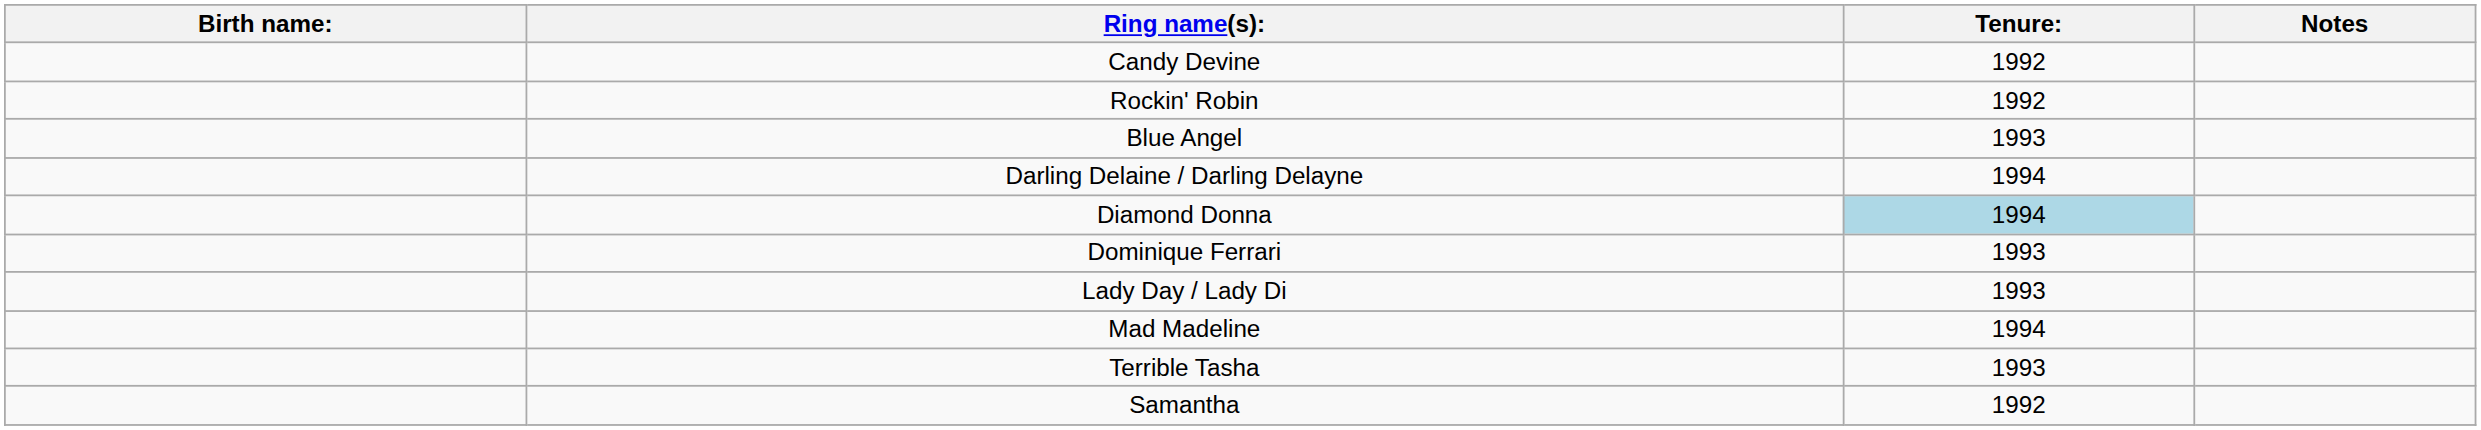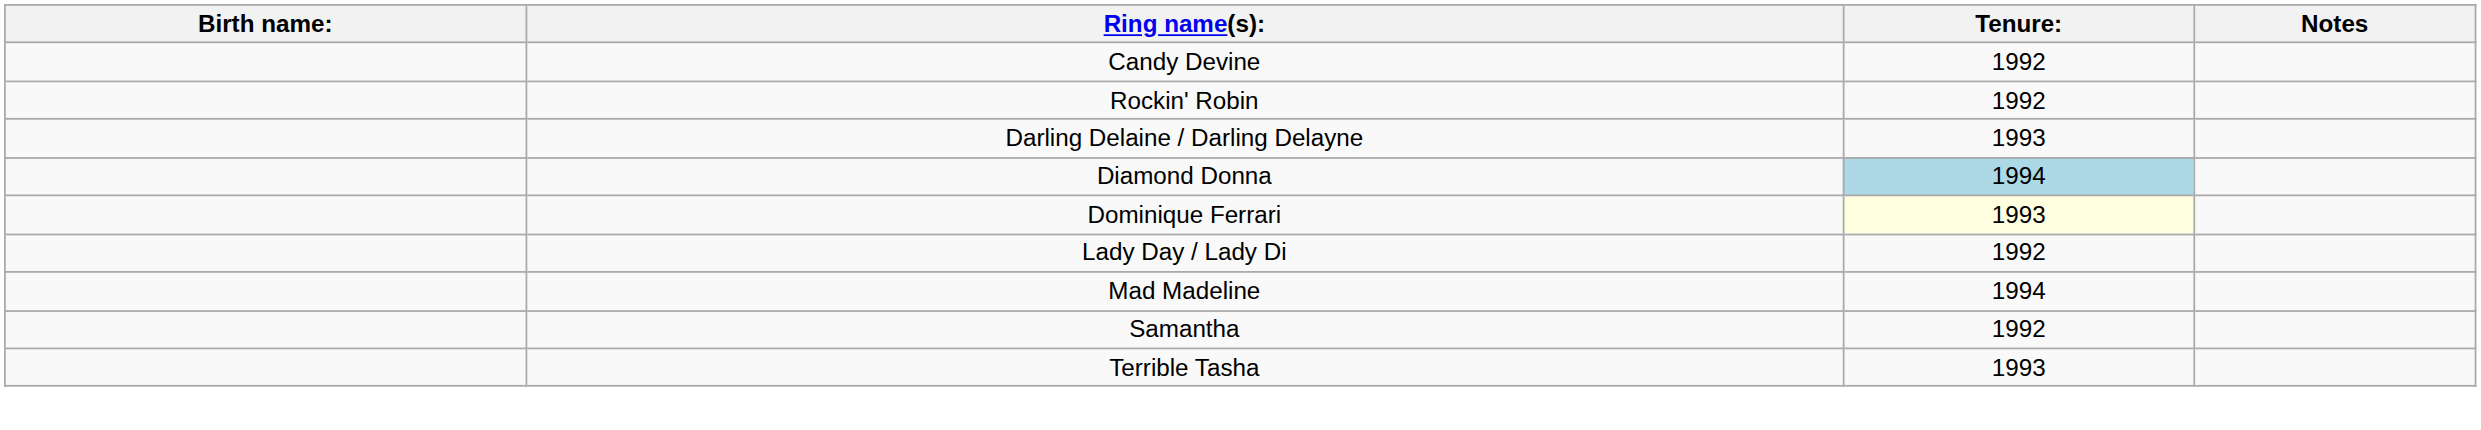- row: (1184, 138)
(2019, 176) 1994 -> (2019, 138) 1993
(2019, 253) no background -> (2019, 214) lightyellow background
(2019, 291) 1993 -> (2019, 253) 1992
rows swapped: (1184, 405) <-> (1184, 367)
